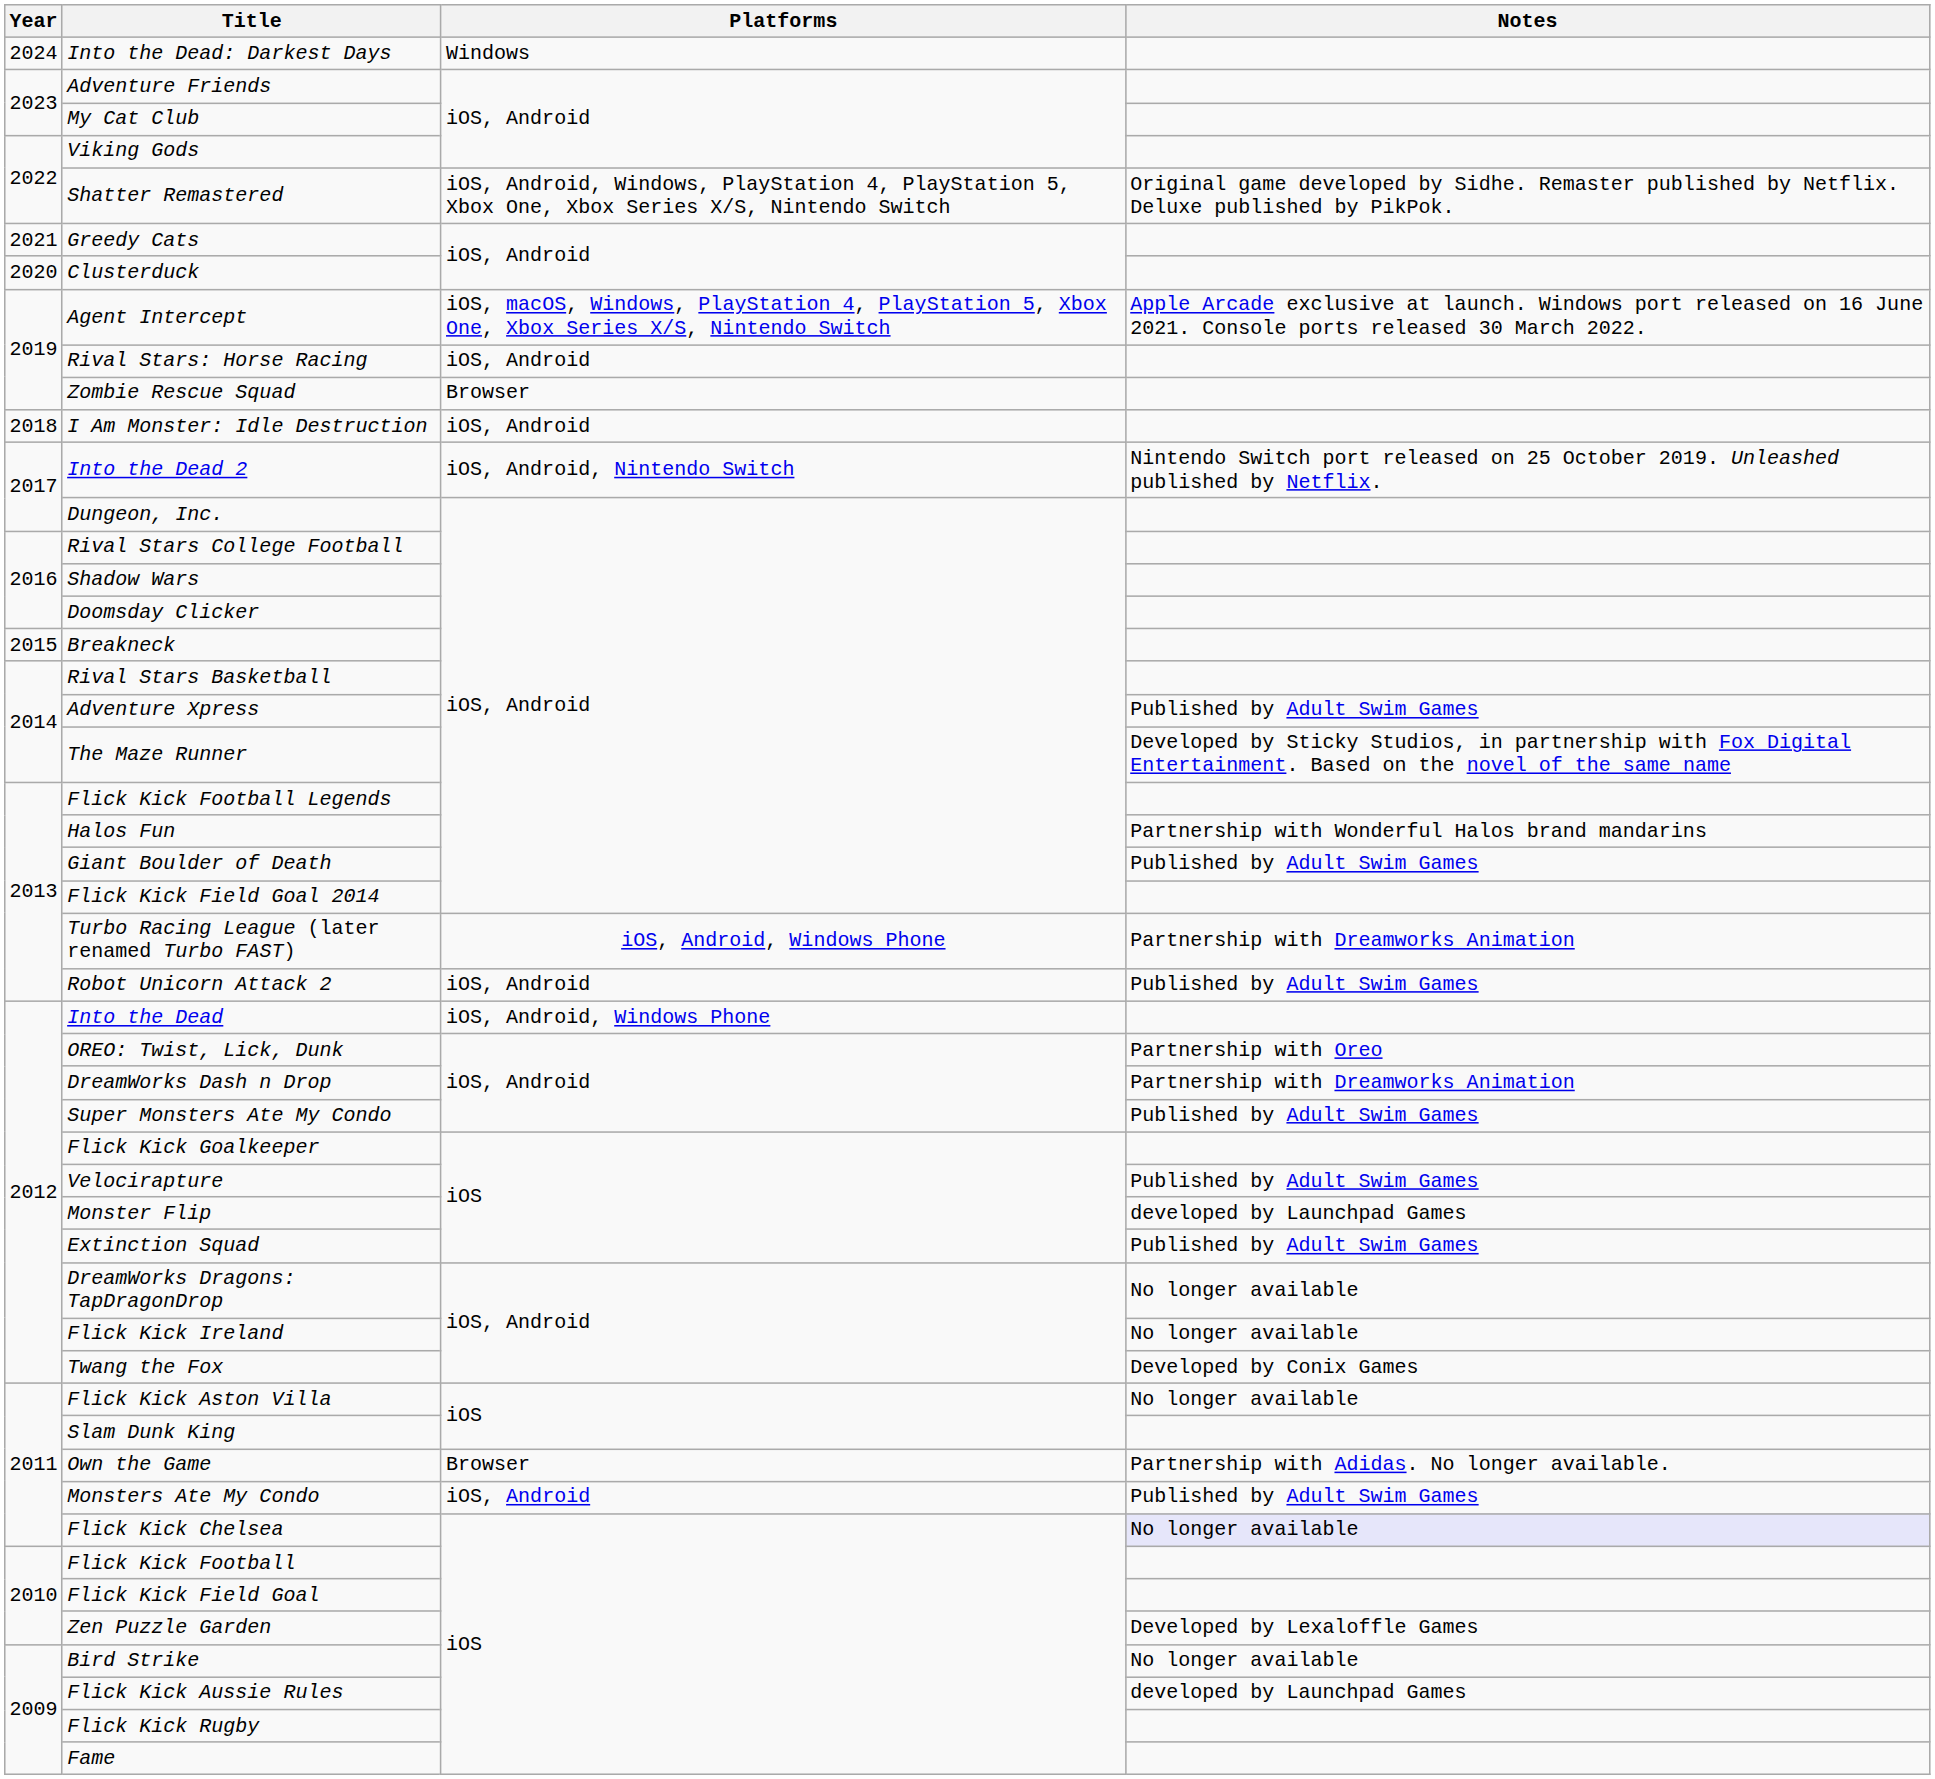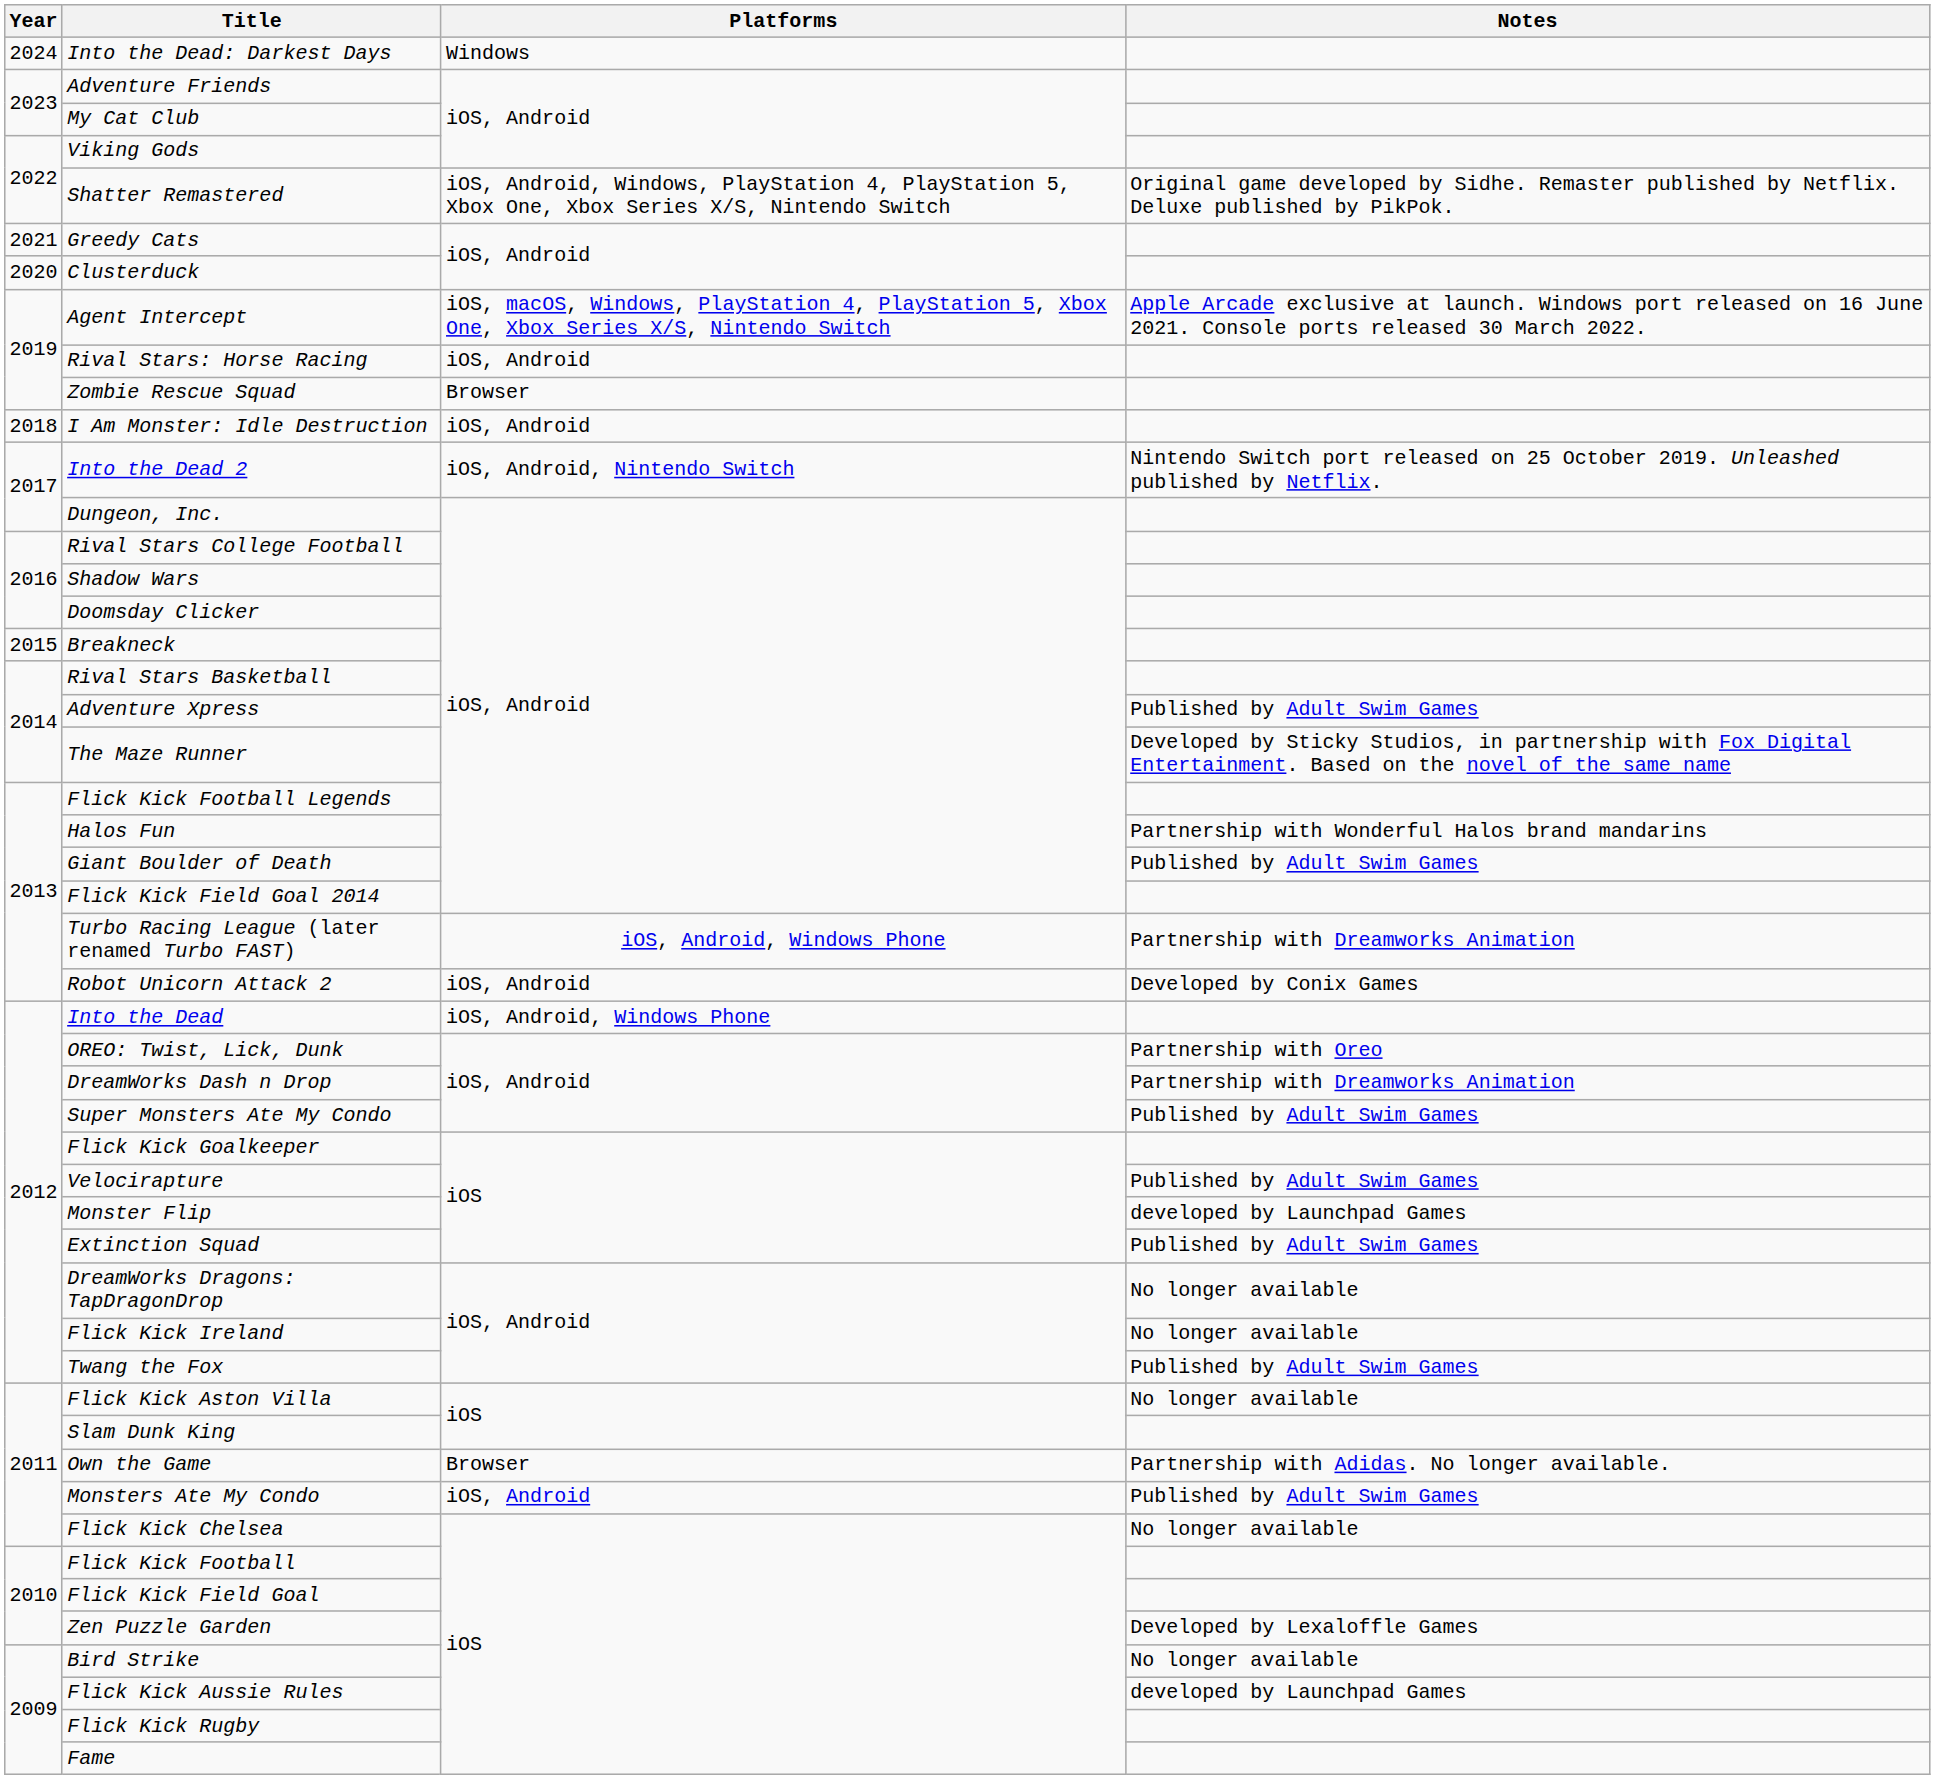(1304, 985) Published by Adult Swim Games -> (1274, 985) Developed by Conix Games
(1274, 1367) Developed by Conix Games -> (1304, 1367) Published by Adult Swim Games
(1244, 1530) lavender background -> (1244, 1530) no background
